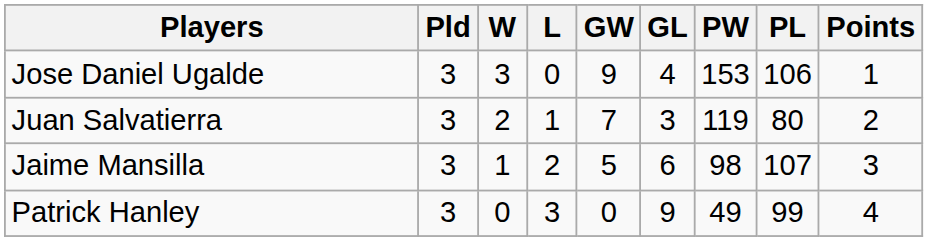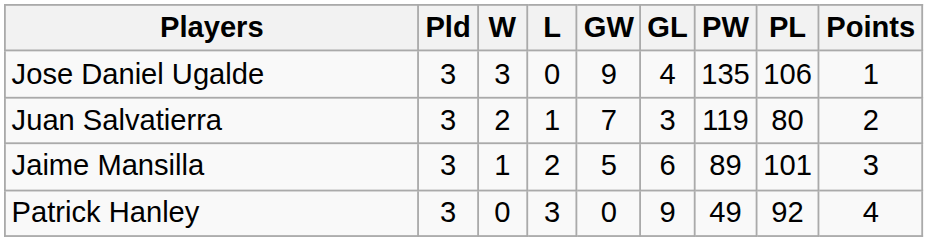(726, 73) 153 -> (726, 73) 135
(726, 166) 98 -> (726, 166) 89
(788, 166) 107 -> (788, 166) 101
(788, 212) 99 -> (788, 212) 92
